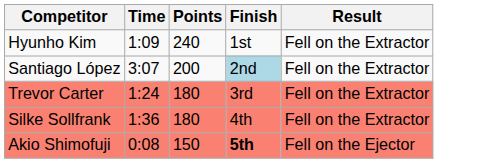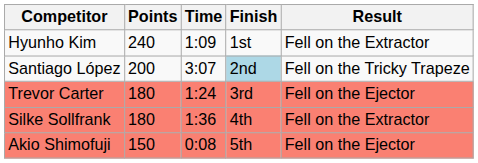columns swapped: (198, 17) <-> (147, 17)
(357, 68) Fell on the Extractor -> (377, 68) Fell on the Tricky Trapeze
(357, 94) Fell on the Extractor -> (350, 94) Fell on the Ejector
(242, 145) bold -> (241, 145) normal
